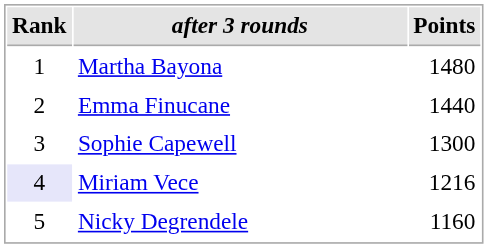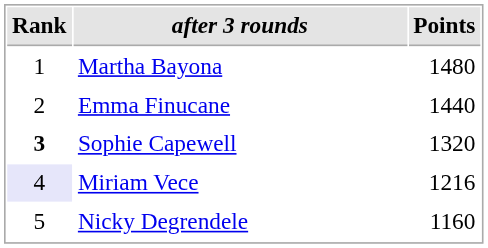(39, 143) normal -> (39, 143) bold
(452, 143) 1300 -> (452, 143) 1320
